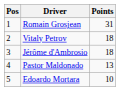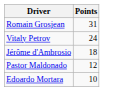- column: (12, 10)
(109, 38) 18 -> (93, 38) 24
(109, 65) 13 -> (93, 65) 12
